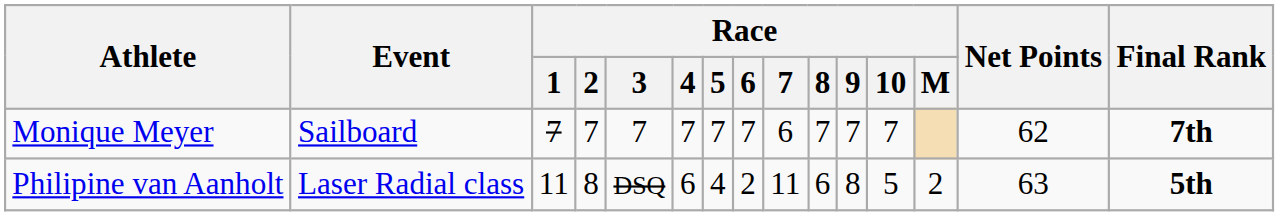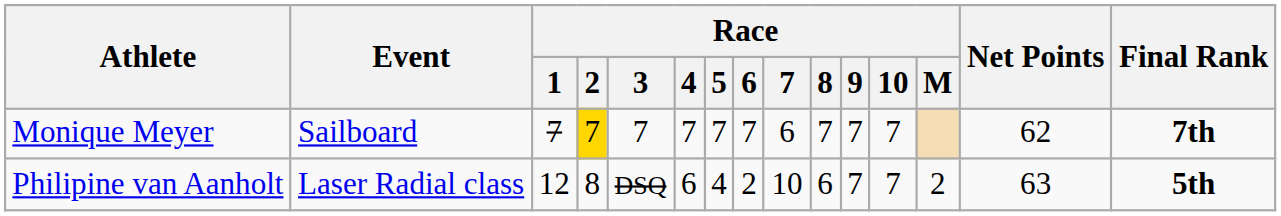(591, 133) no background -> (592, 133) gold background
(554, 184) 11 -> (554, 184) 12
(785, 184) 11 -> (787, 184) 10
(853, 184) 8 -> (855, 184) 7
(891, 184) 5 -> (893, 184) 7
